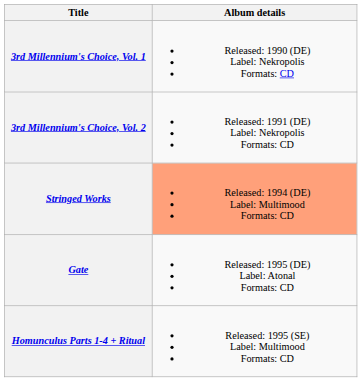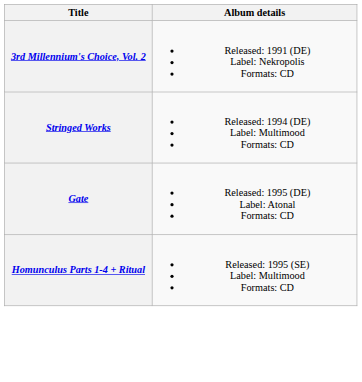- row: (78, 56)
(255, 205) lightsalmon background -> (255, 133) no background
